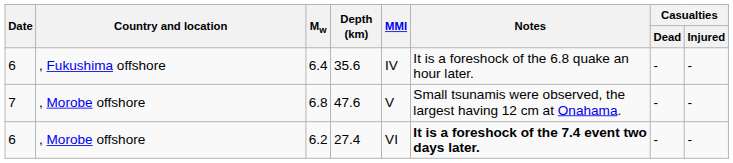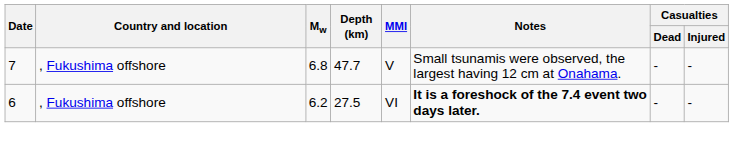- row: (318, 66)
(92, 102) , Morobe offshore -> (102, 66) , Fukushima offshore
(347, 102) 47.6 -> (347, 66) 47.7
(92, 139) , Morobe offshore -> (102, 102) , Fukushima offshore
(347, 139) 27.4 -> (347, 102) 27.5
